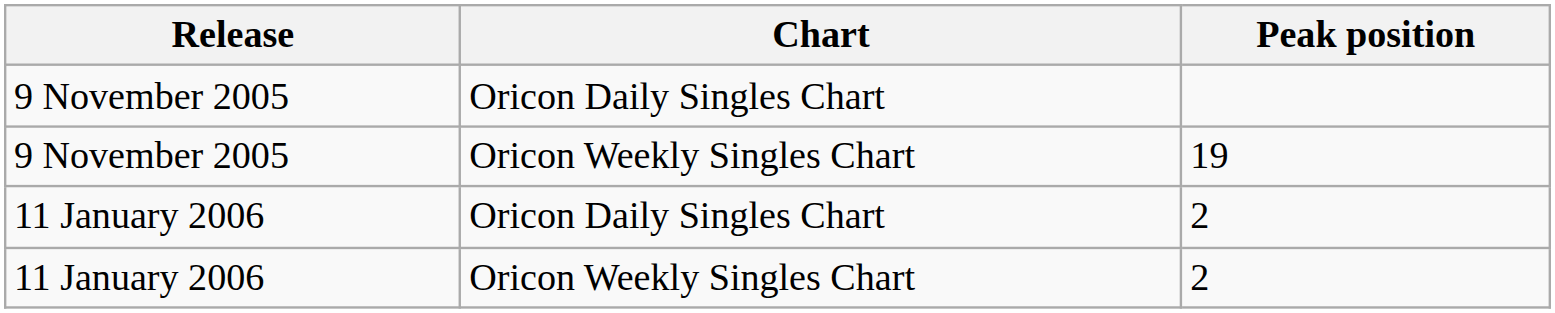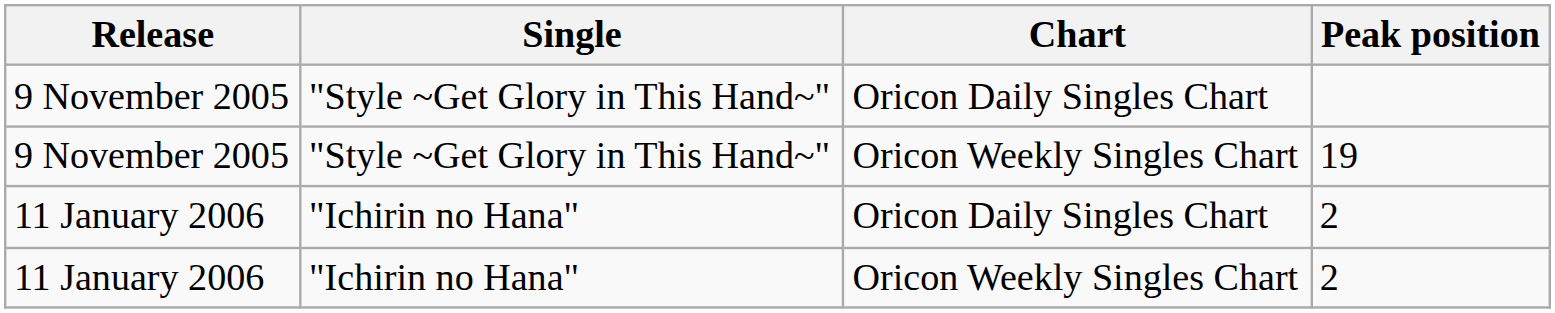+ column: (572, 34)
